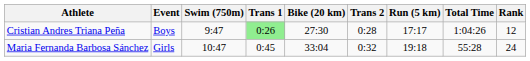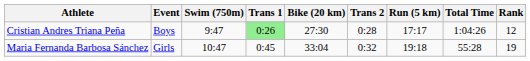(511, 48) 24 -> (511, 48) 19
